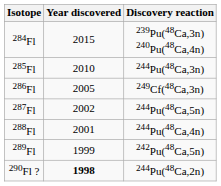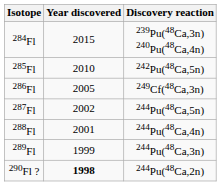(170, 68) 244Pu(48Ca,3n) -> (170, 68) 242Pu(48Ca,5n)
(170, 150) 242Pu(48Ca,5n) -> (170, 150) 244Pu(48Ca,3n)
